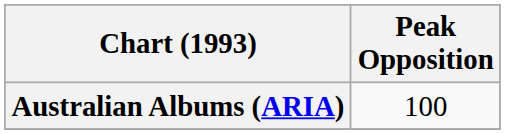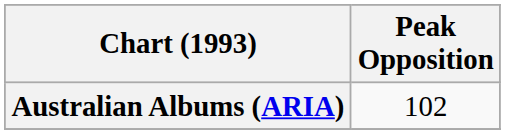(426, 105) 100 -> (426, 105) 102
